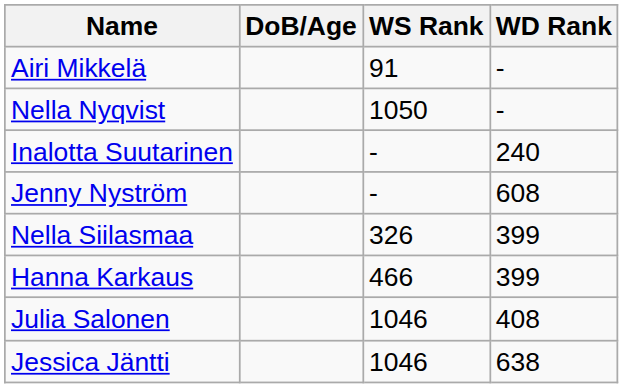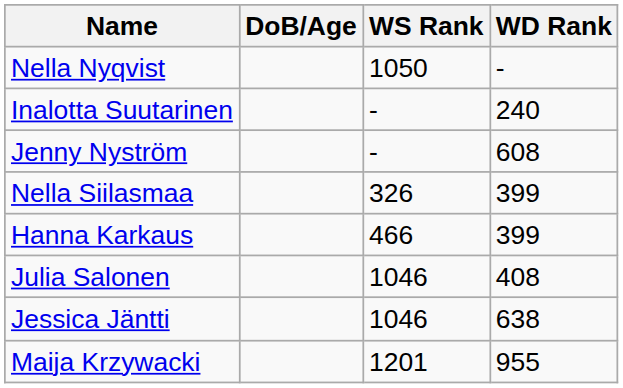- row: (79, 68)
+ row: (106, 361)
